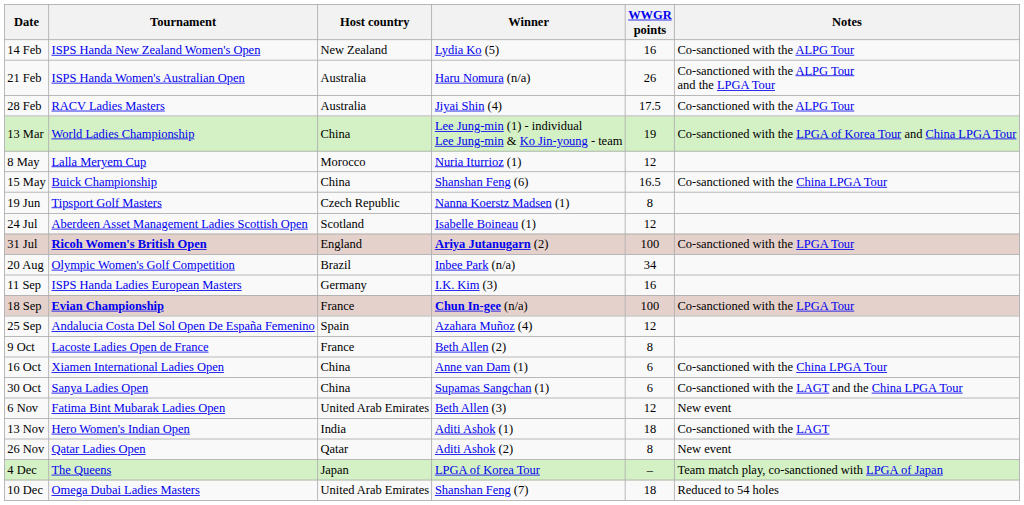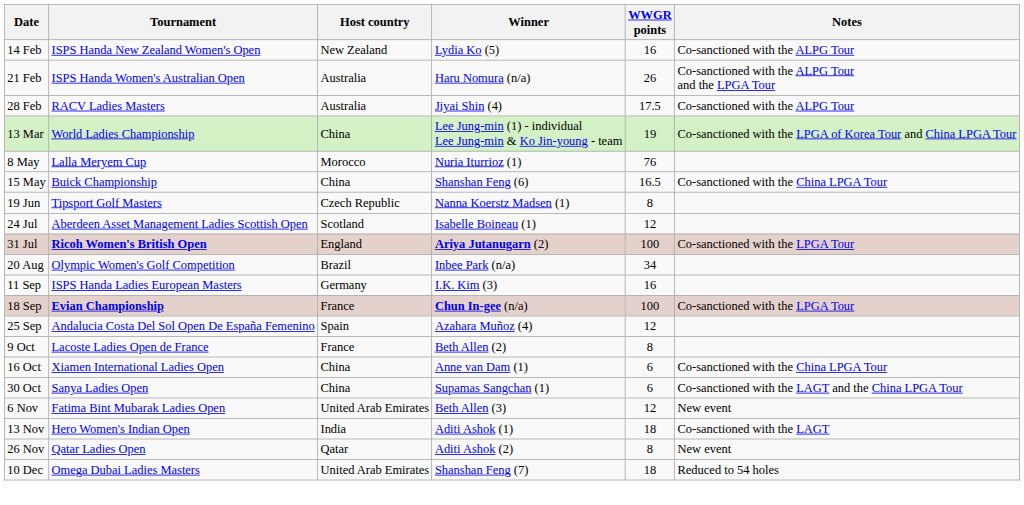(650, 161) 12 -> (650, 161) 76
- row: (22, 470)
